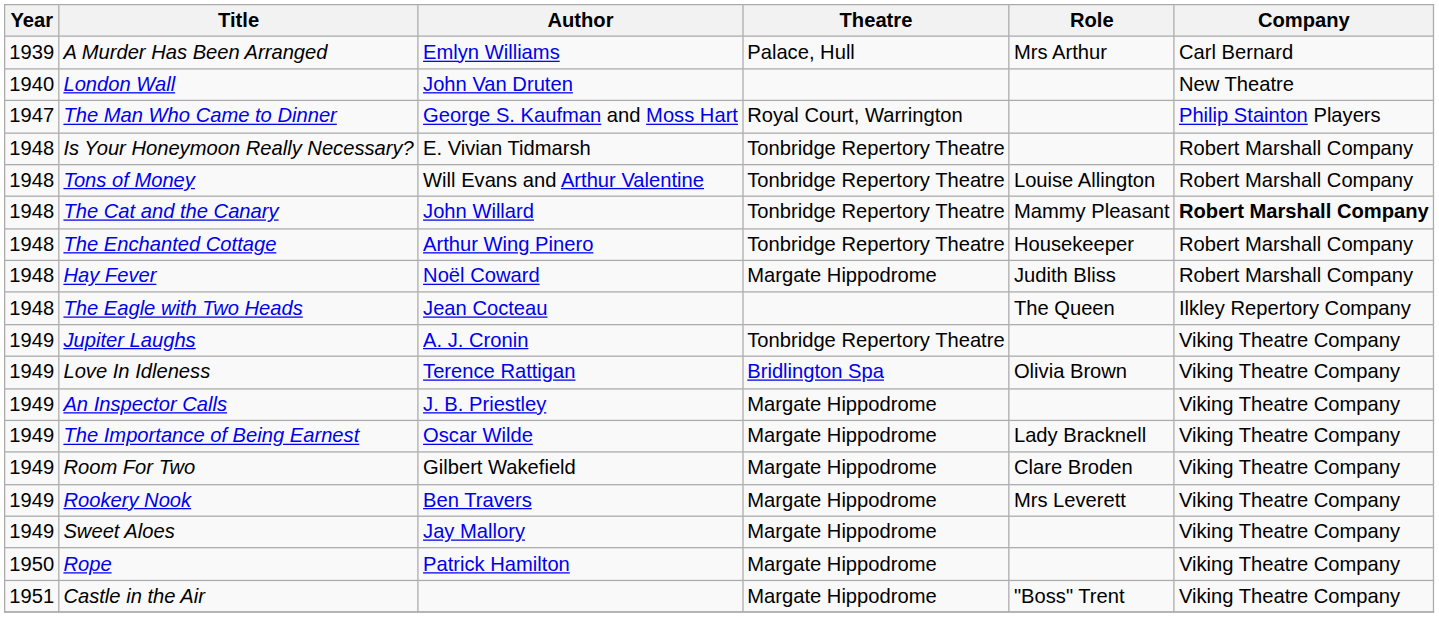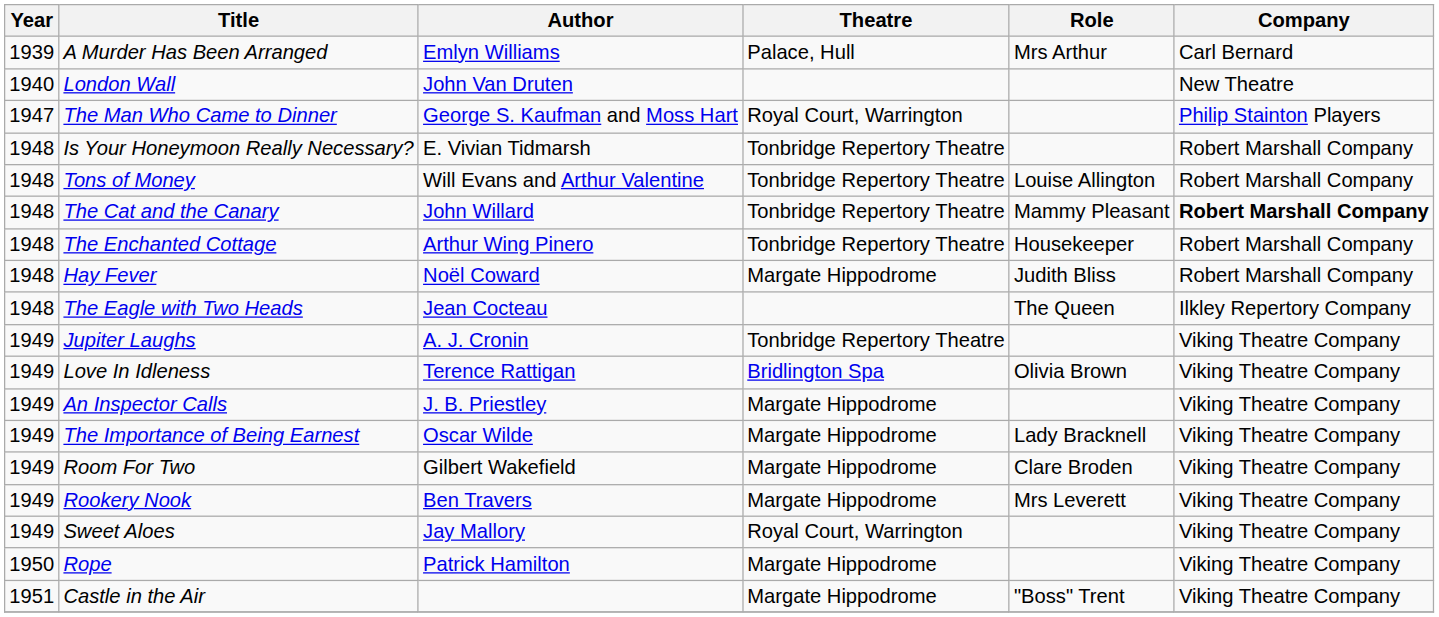(842, 532) Margate Hippodrome -> (855, 532) Royal Court, Warrington
